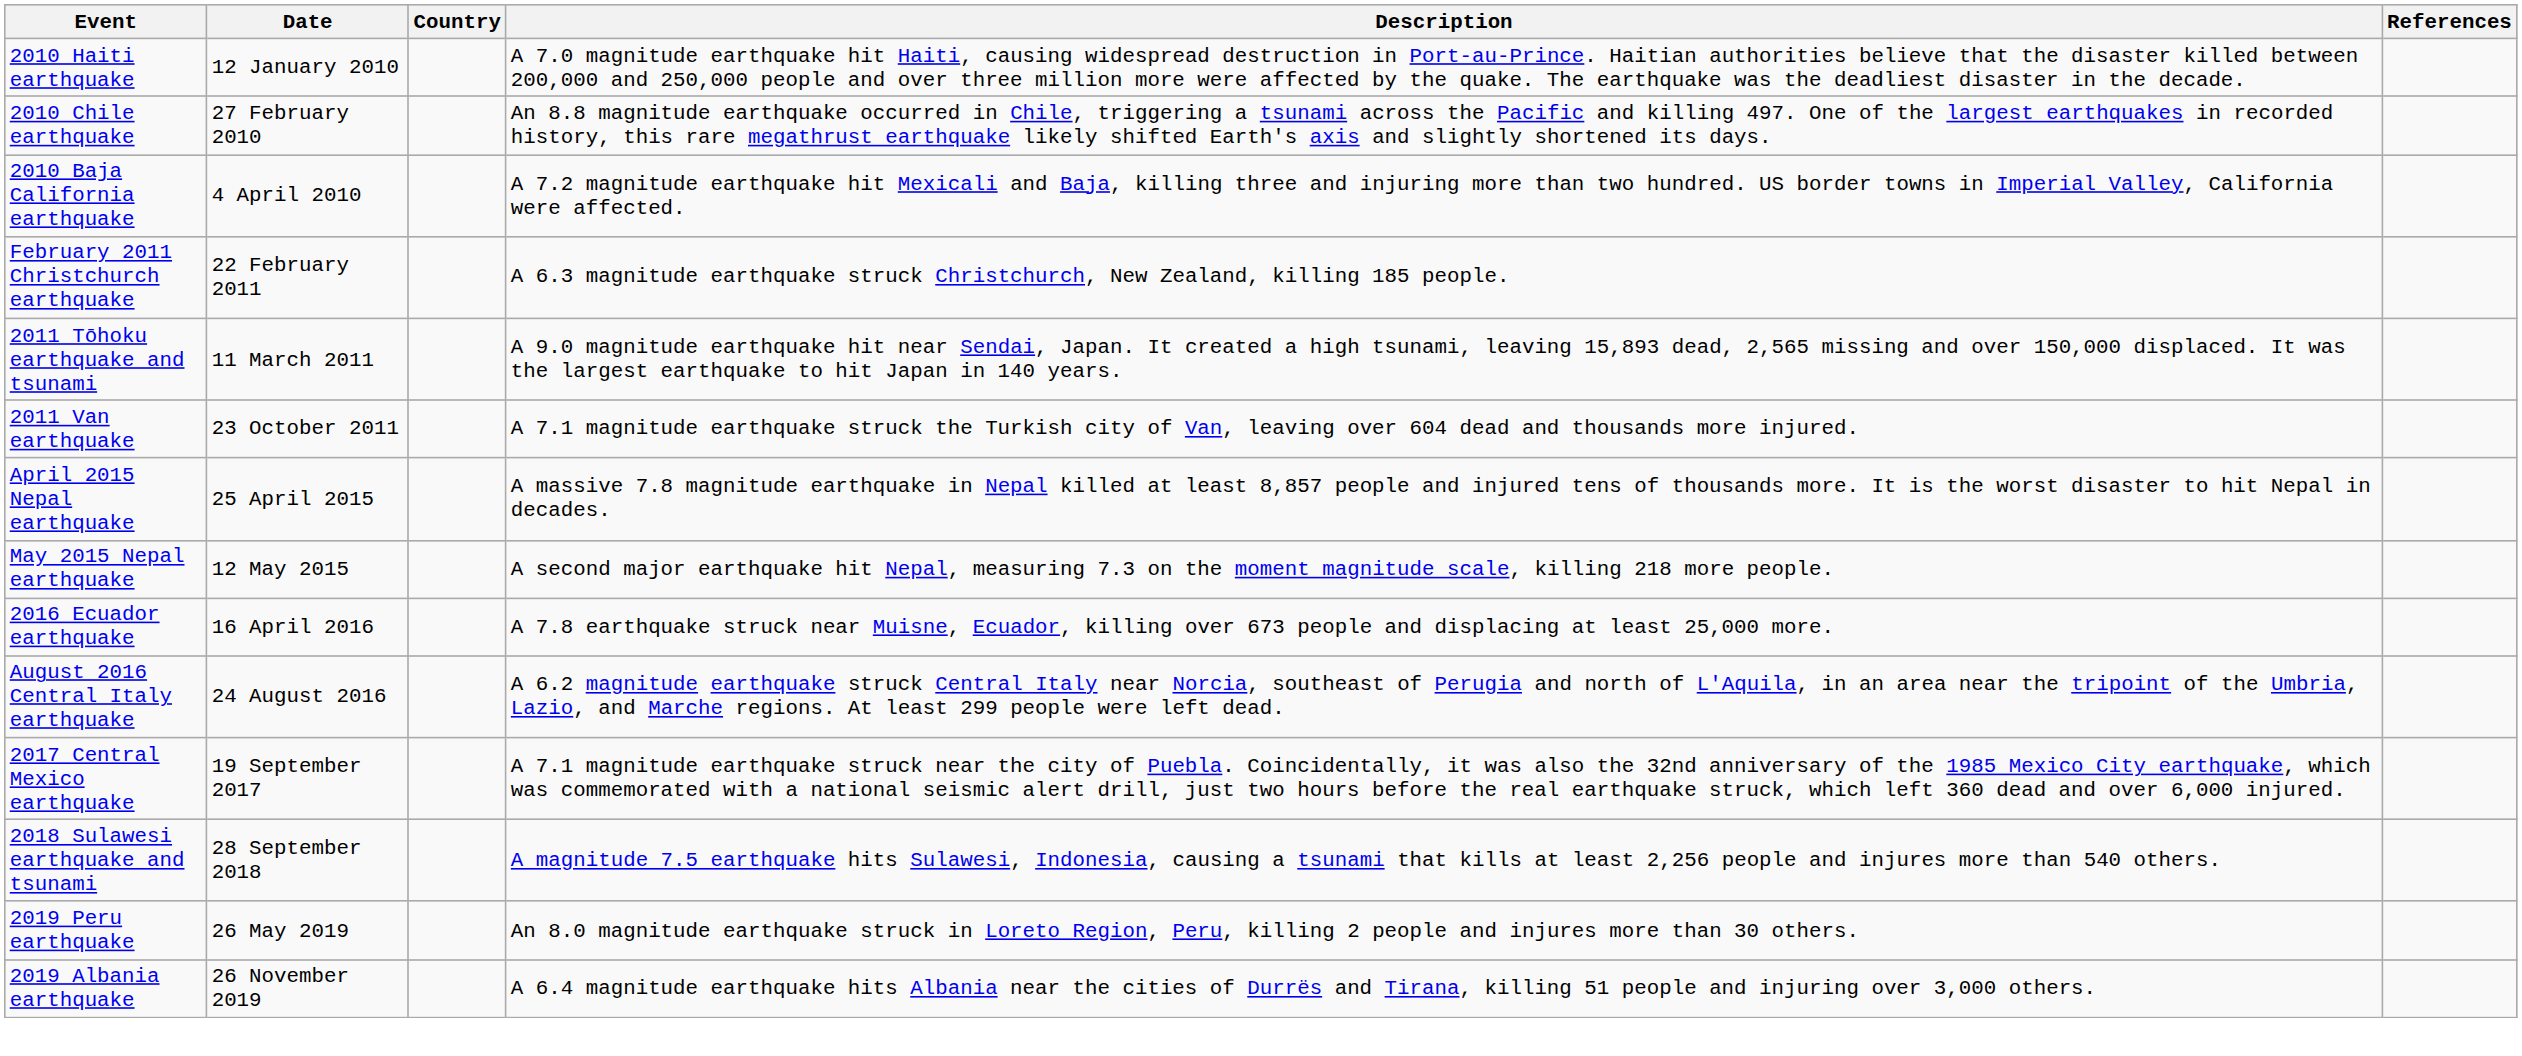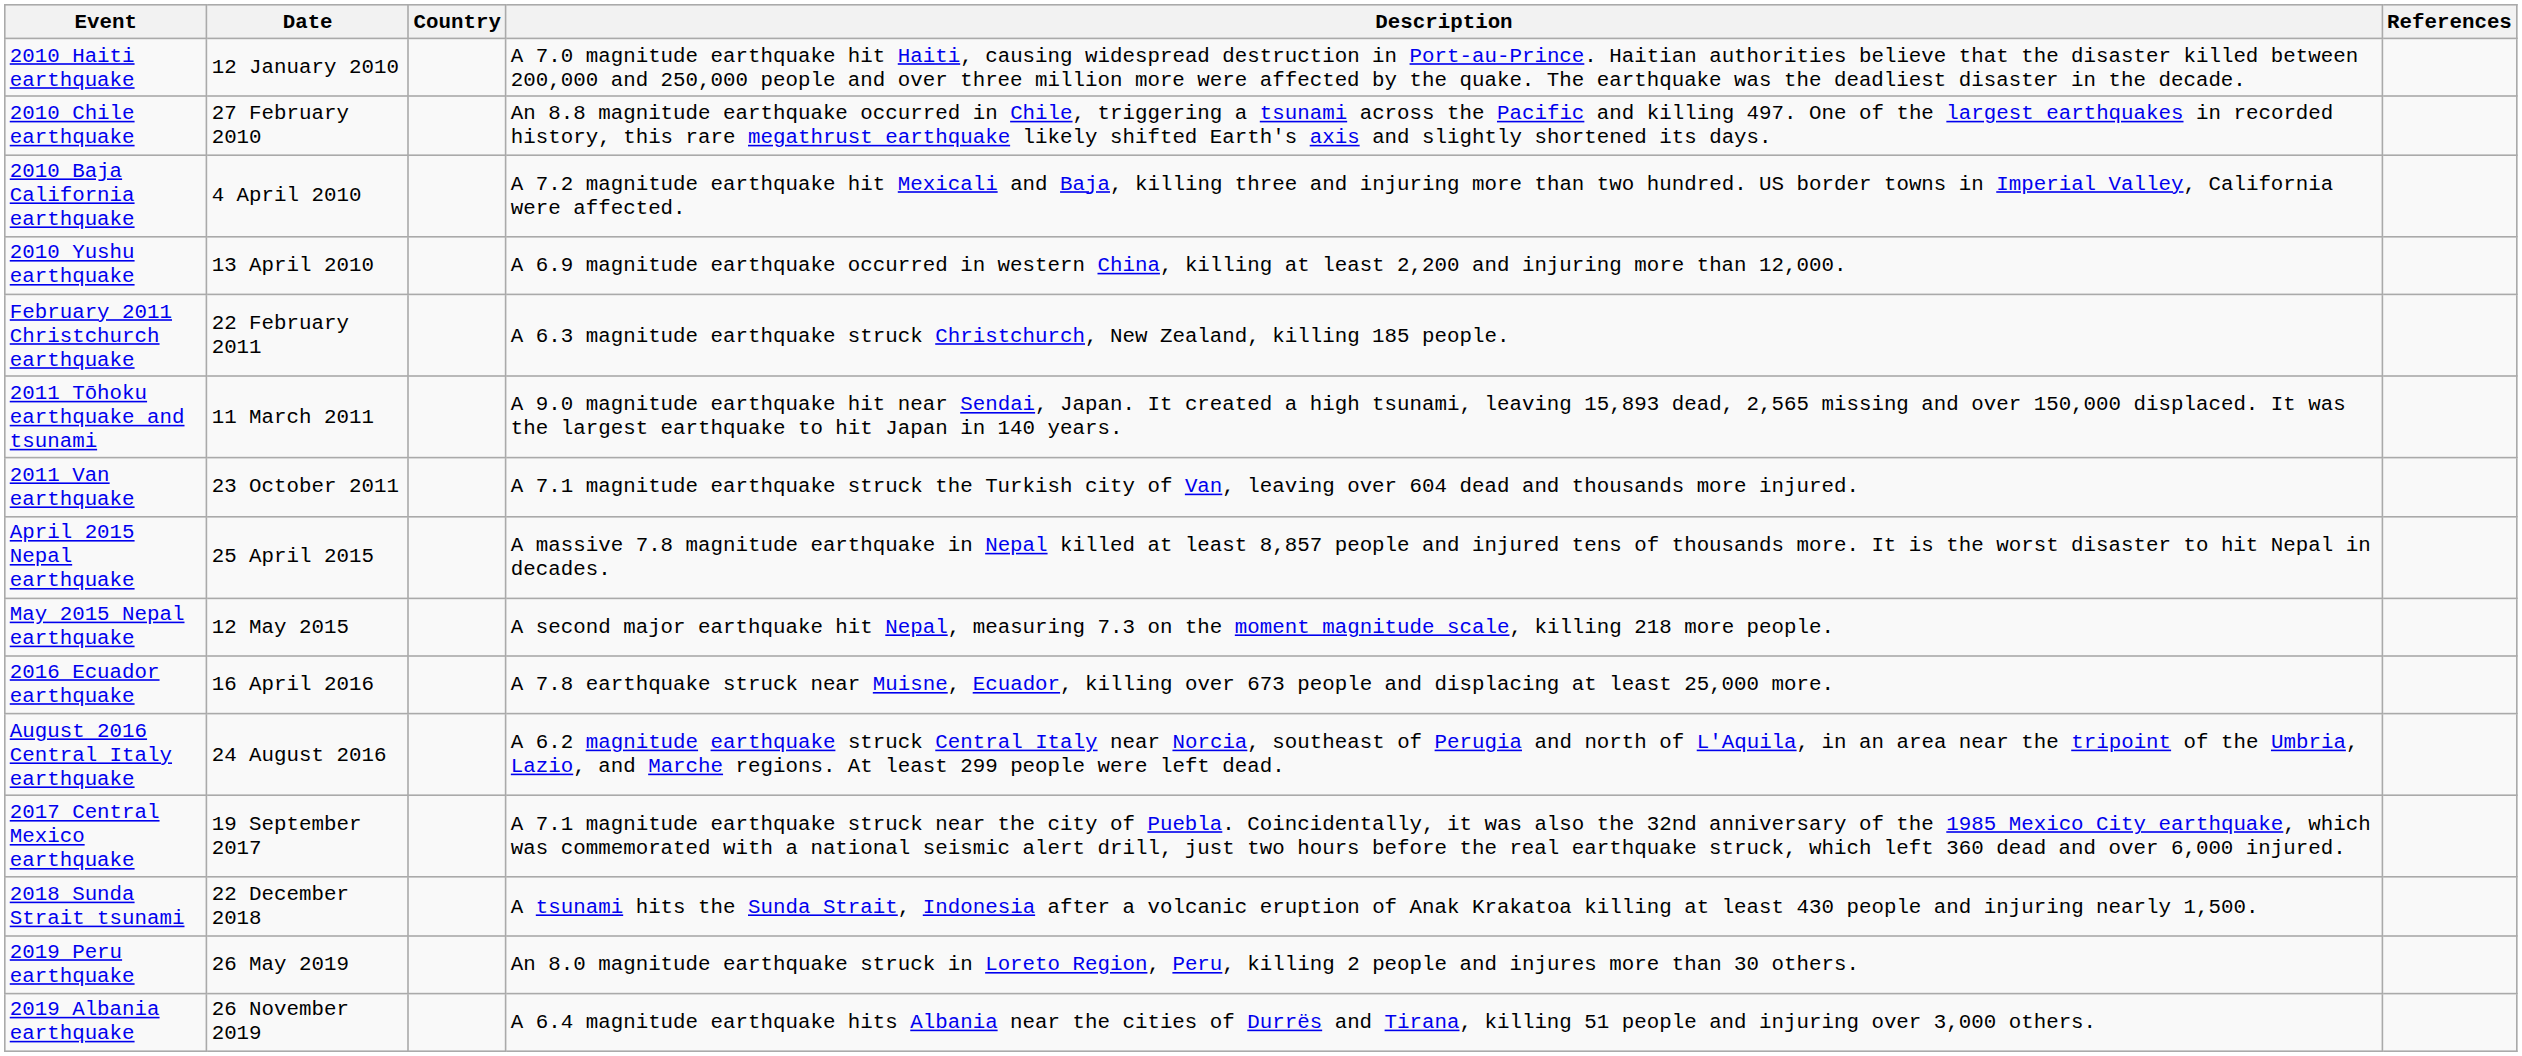+ row: (72, 265)
- row: (97, 861)
+ row: (97, 906)
